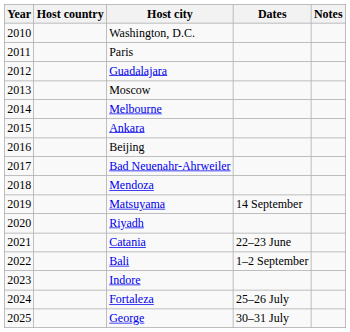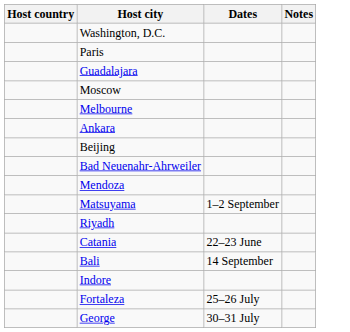- column: (19, 14)
(269, 204) 14 September -> (243, 204) 1–2 September
(272, 261) 1–2 September -> (240, 261) 14 September
